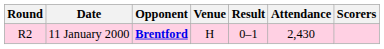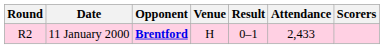(301, 33) 2,430 -> (301, 33) 2,433
